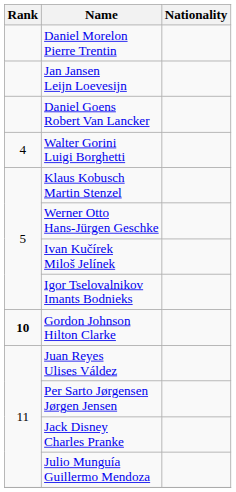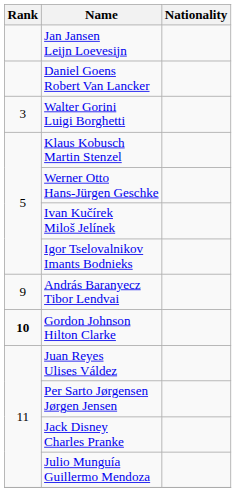- row: (86, 43)
(23, 149) 4 -> (23, 114) 3
+ row: (92, 292)
